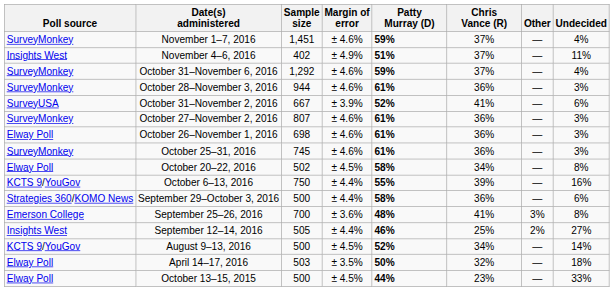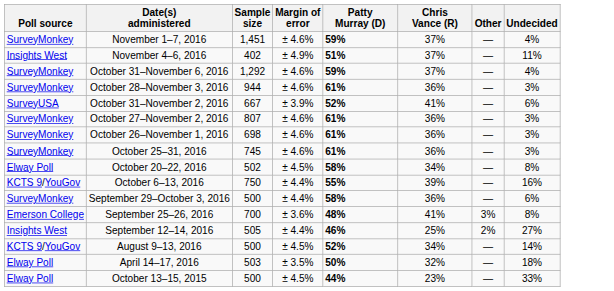(30, 135) Elway Poll -> (40, 135) SurveyMonkey
(70, 199) Strategies 360/KOMO News -> (40, 199) SurveyMonkey
